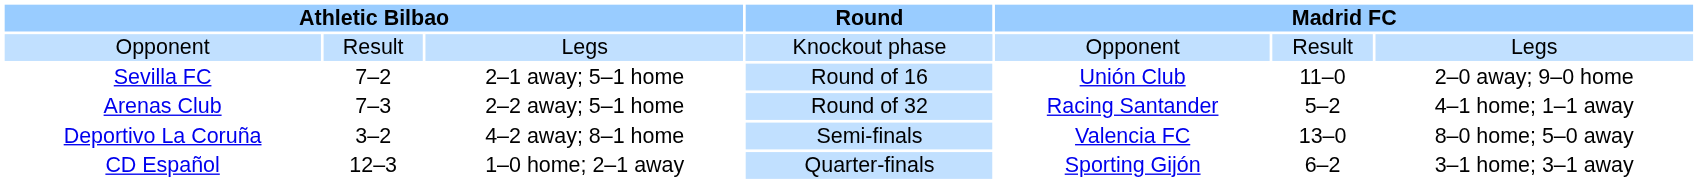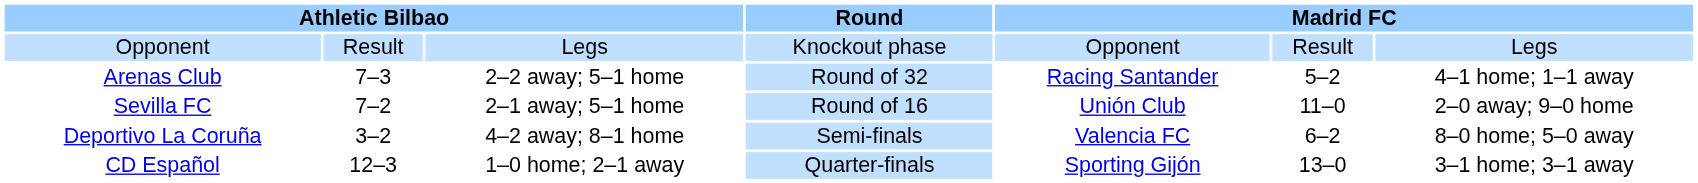rows swapped: (163, 106) <-> (163, 76)
(1323, 135) 13–0 -> (1323, 135) 6–2
(1323, 165) 6–2 -> (1323, 165) 13–0
